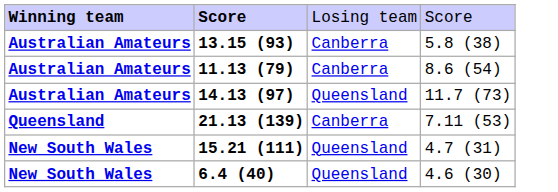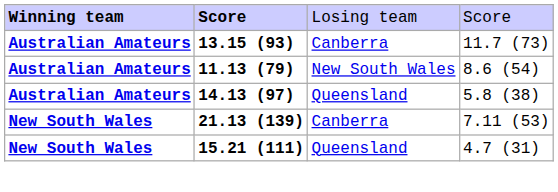(463, 44) 5.8 (38) -> (506, 44) 11.7 (73)
(350, 70) Canberra -> (384, 70) New South Wales
(468, 96) 11.7 (73) -> (501, 96) 5.8 (38)
(56, 122) Queensland -> (80, 122) New South Wales
- row: (237, 174)
